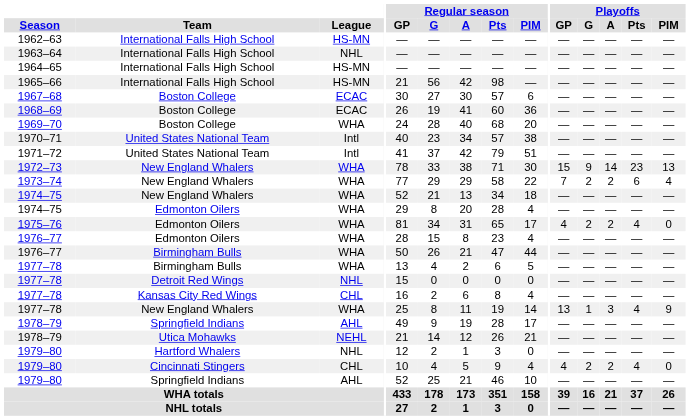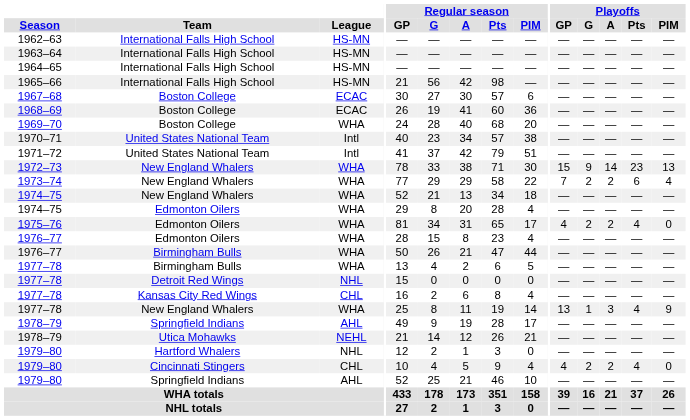(351, 53) NHL -> (351, 53) HS-MN
